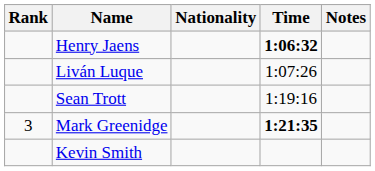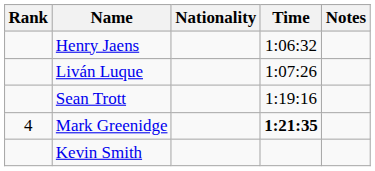(291, 44) bold -> (291, 44) normal
(28, 125) 3 -> (28, 125) 4
